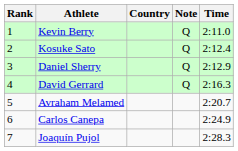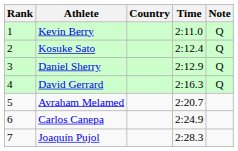columns swapped: (217, 13) <-> (186, 13)
